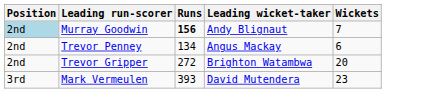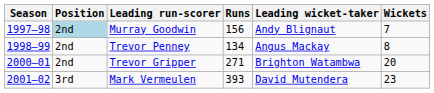+ column: (28, 13)
(187, 30) bold -> (235, 30) normal
(339, 46) 6 -> (387, 46) 8
(187, 63) 272 -> (235, 63) 271
